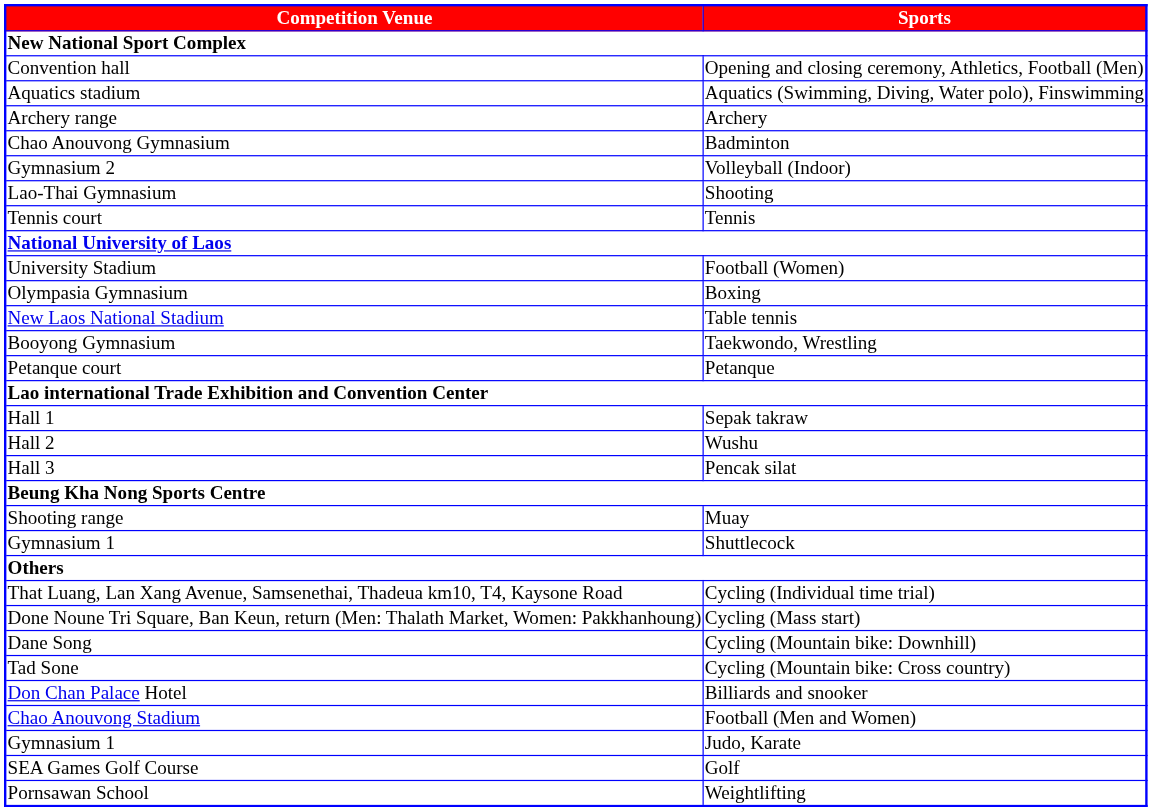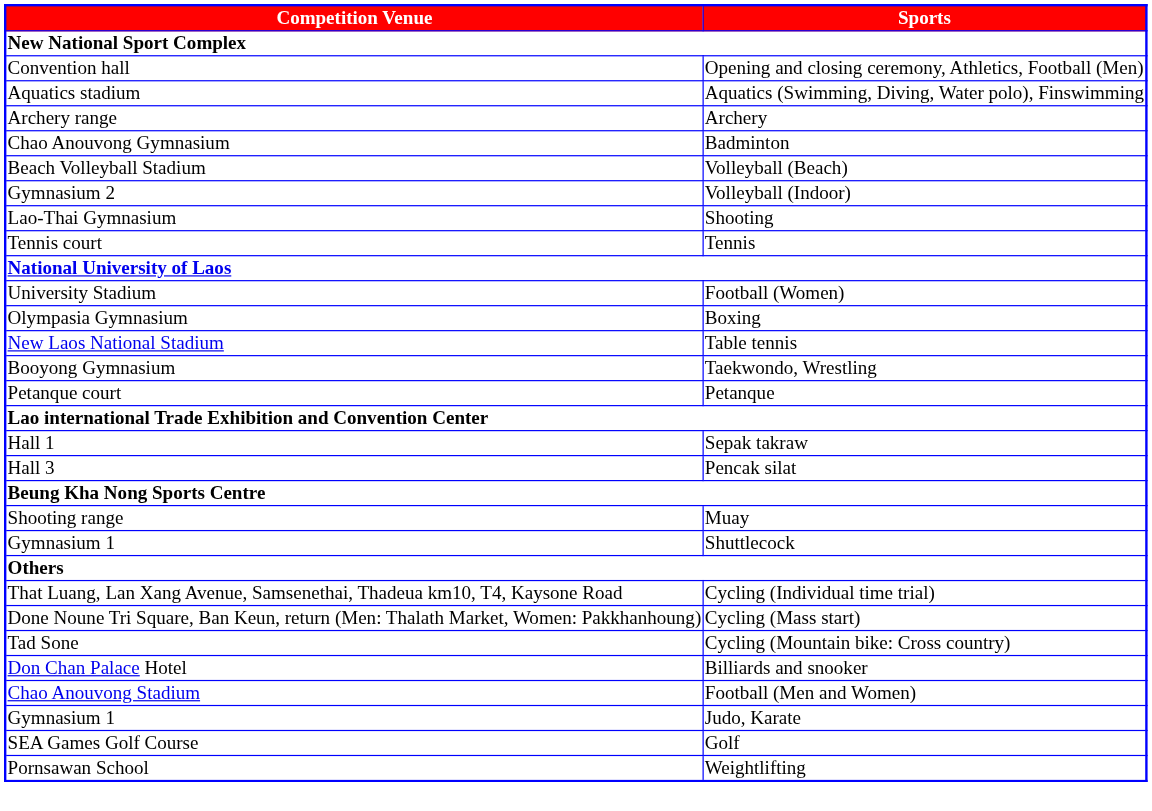+ row: (776, 168)
- row: (731, 443)
- row: (840, 642)
